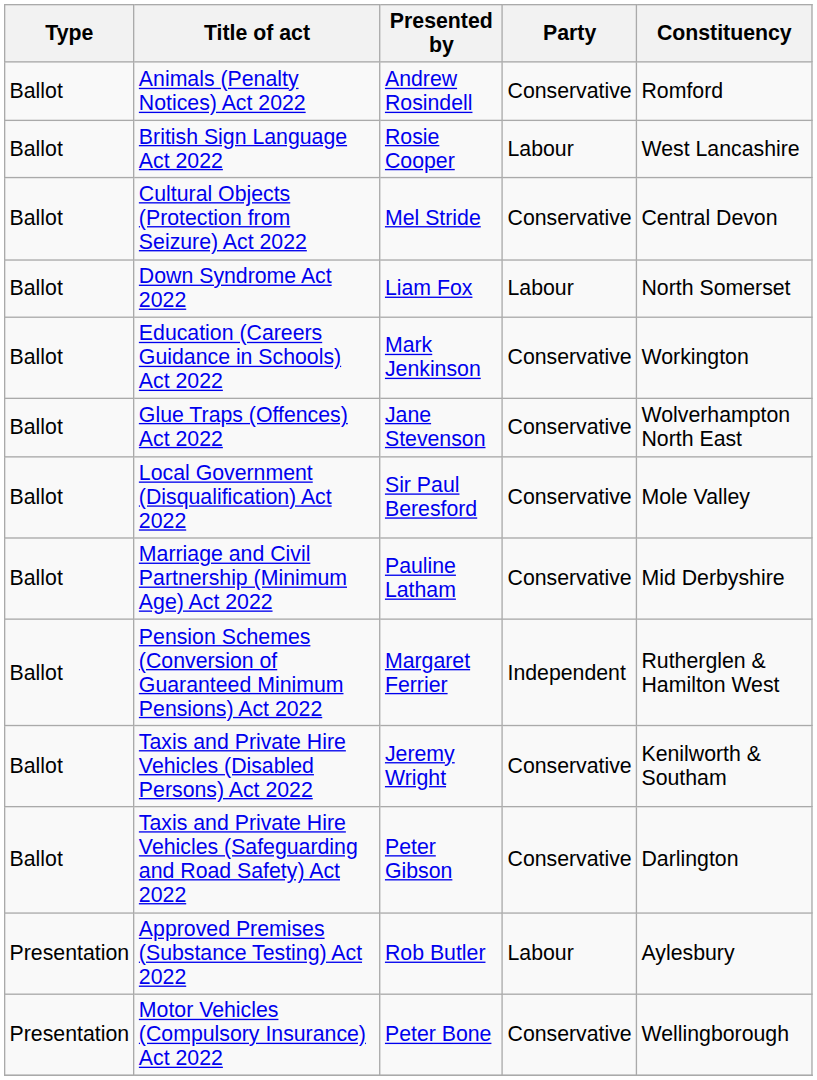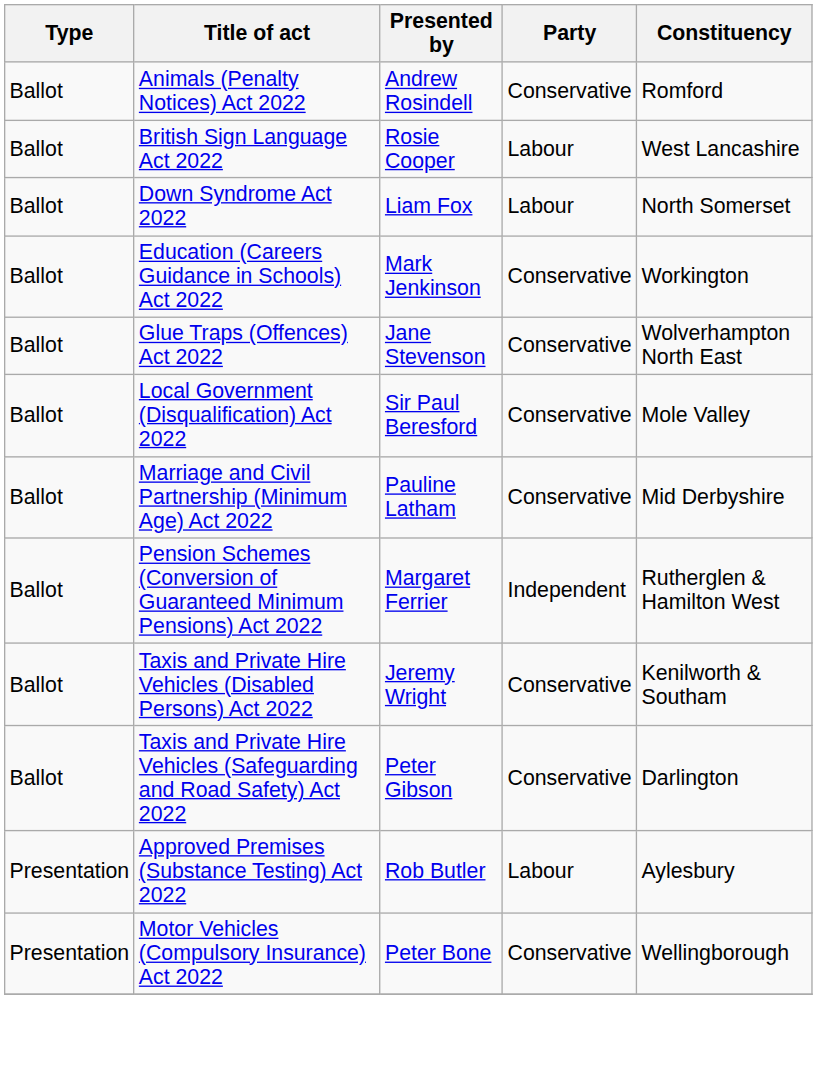- row: (223, 218)
